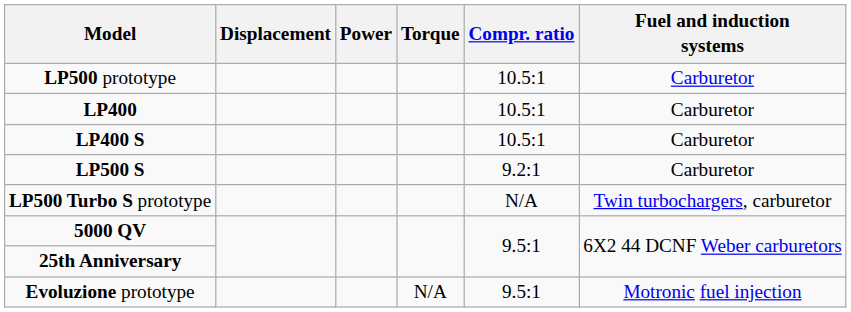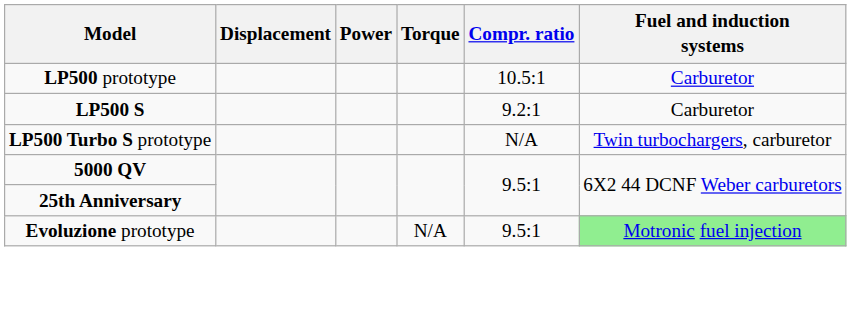- row: (110, 108)
- row: (110, 139)
(712, 291) no background -> (712, 230) lightgreen background
